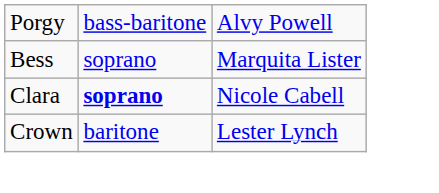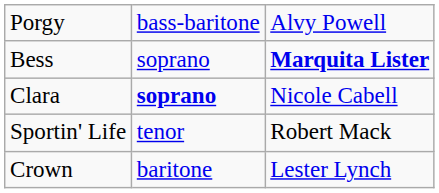(289, 59) normal -> (350, 59) bold
+ row: (68, 132)
